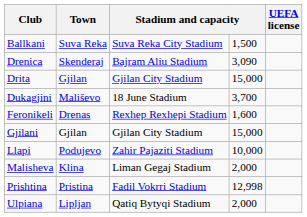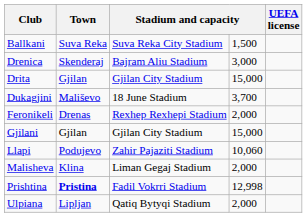(244, 61) 3,090 -> (244, 61) 3,000
(244, 114) 1,600 -> (244, 114) 2,000
(247, 150) 10,000 -> (247, 150) 10,060
(76, 185) normal -> (78, 185) bold
